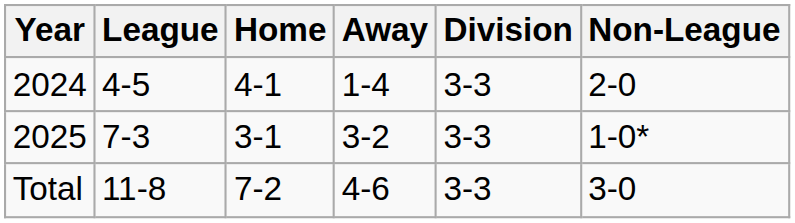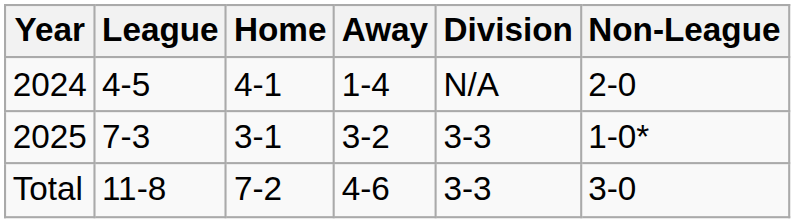(467, 83) 3-3 -> (471, 83) N/A
